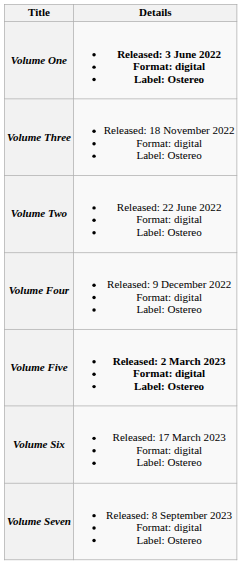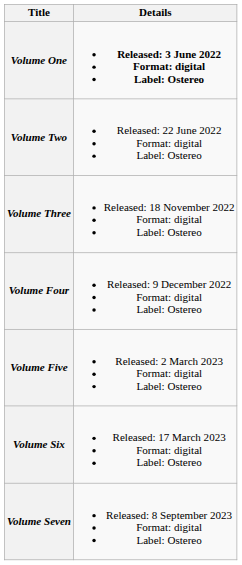rows swapped: (39, 214) <-> (39, 137)
(155, 374) bold -> (155, 374) normal
